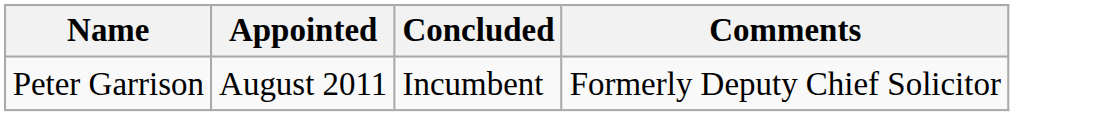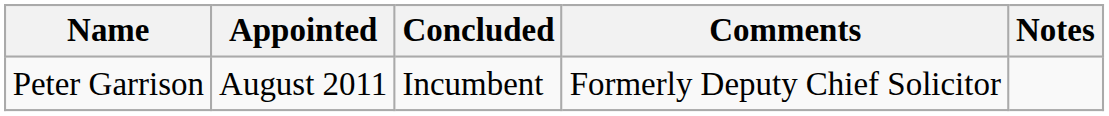+ column: (1055, 30)
